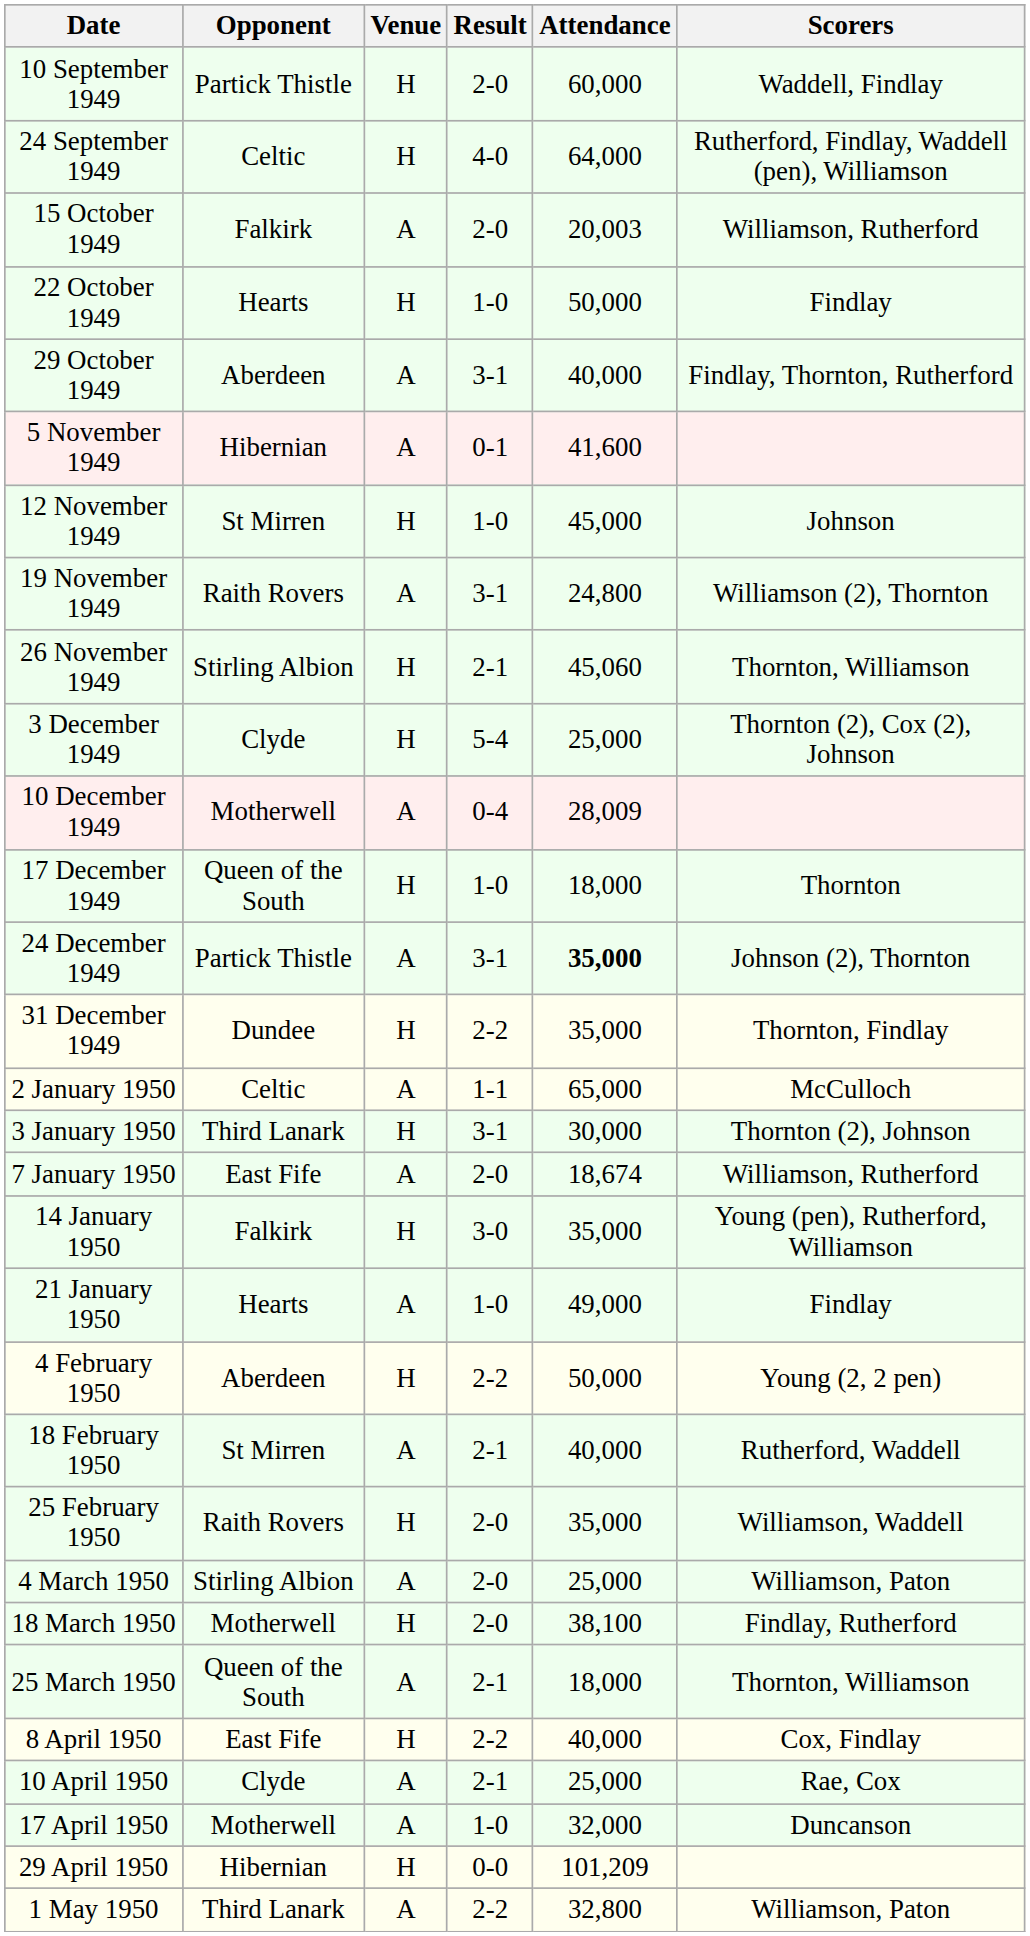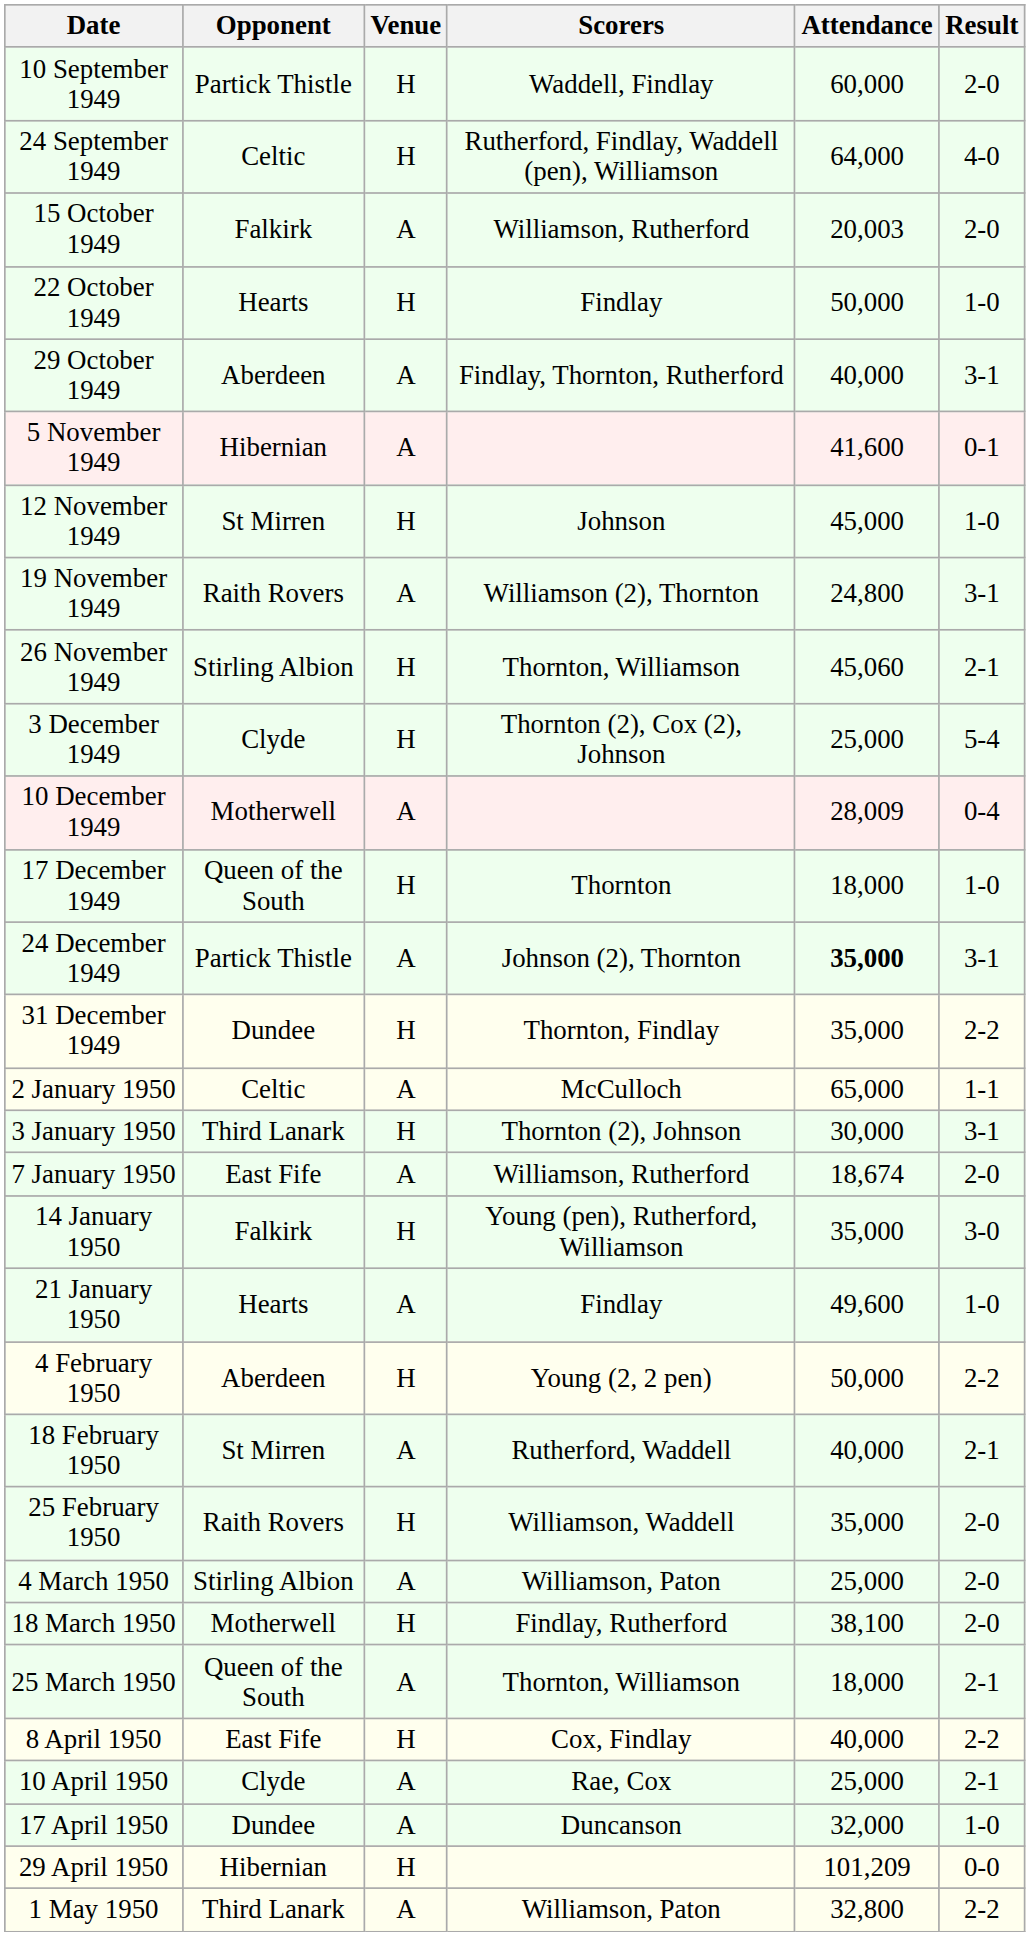columns swapped: (490, 25) <-> (851, 25)
(605, 1304) 49,000 -> (867, 1304) 49,600
(273, 1824) Motherwell -> (273, 1824) Dundee
